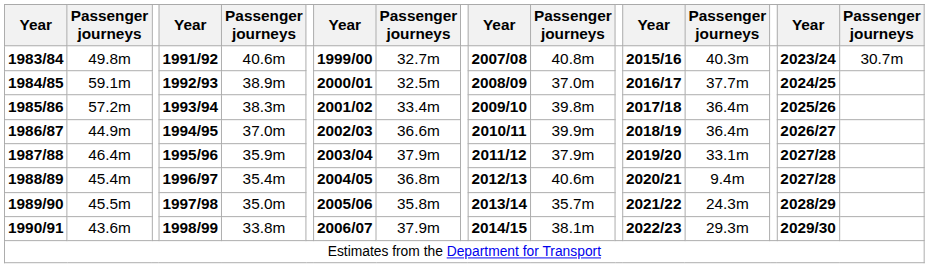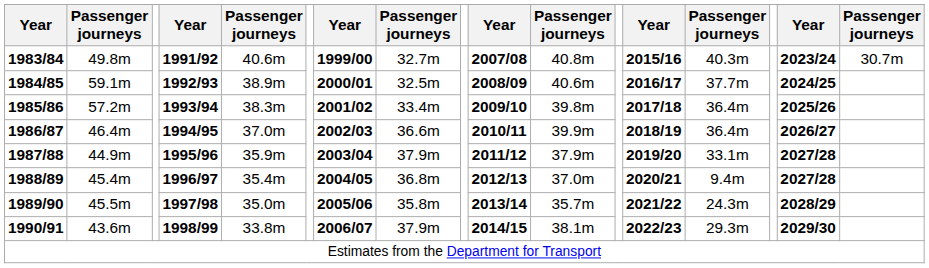(573, 82) 37.0m -> (573, 82) 40.6m
(109, 131) 44.9m -> (109, 131) 46.4m
(109, 155) 46.4m -> (109, 155) 44.9m
(573, 180) 40.6m -> (573, 180) 37.0m
